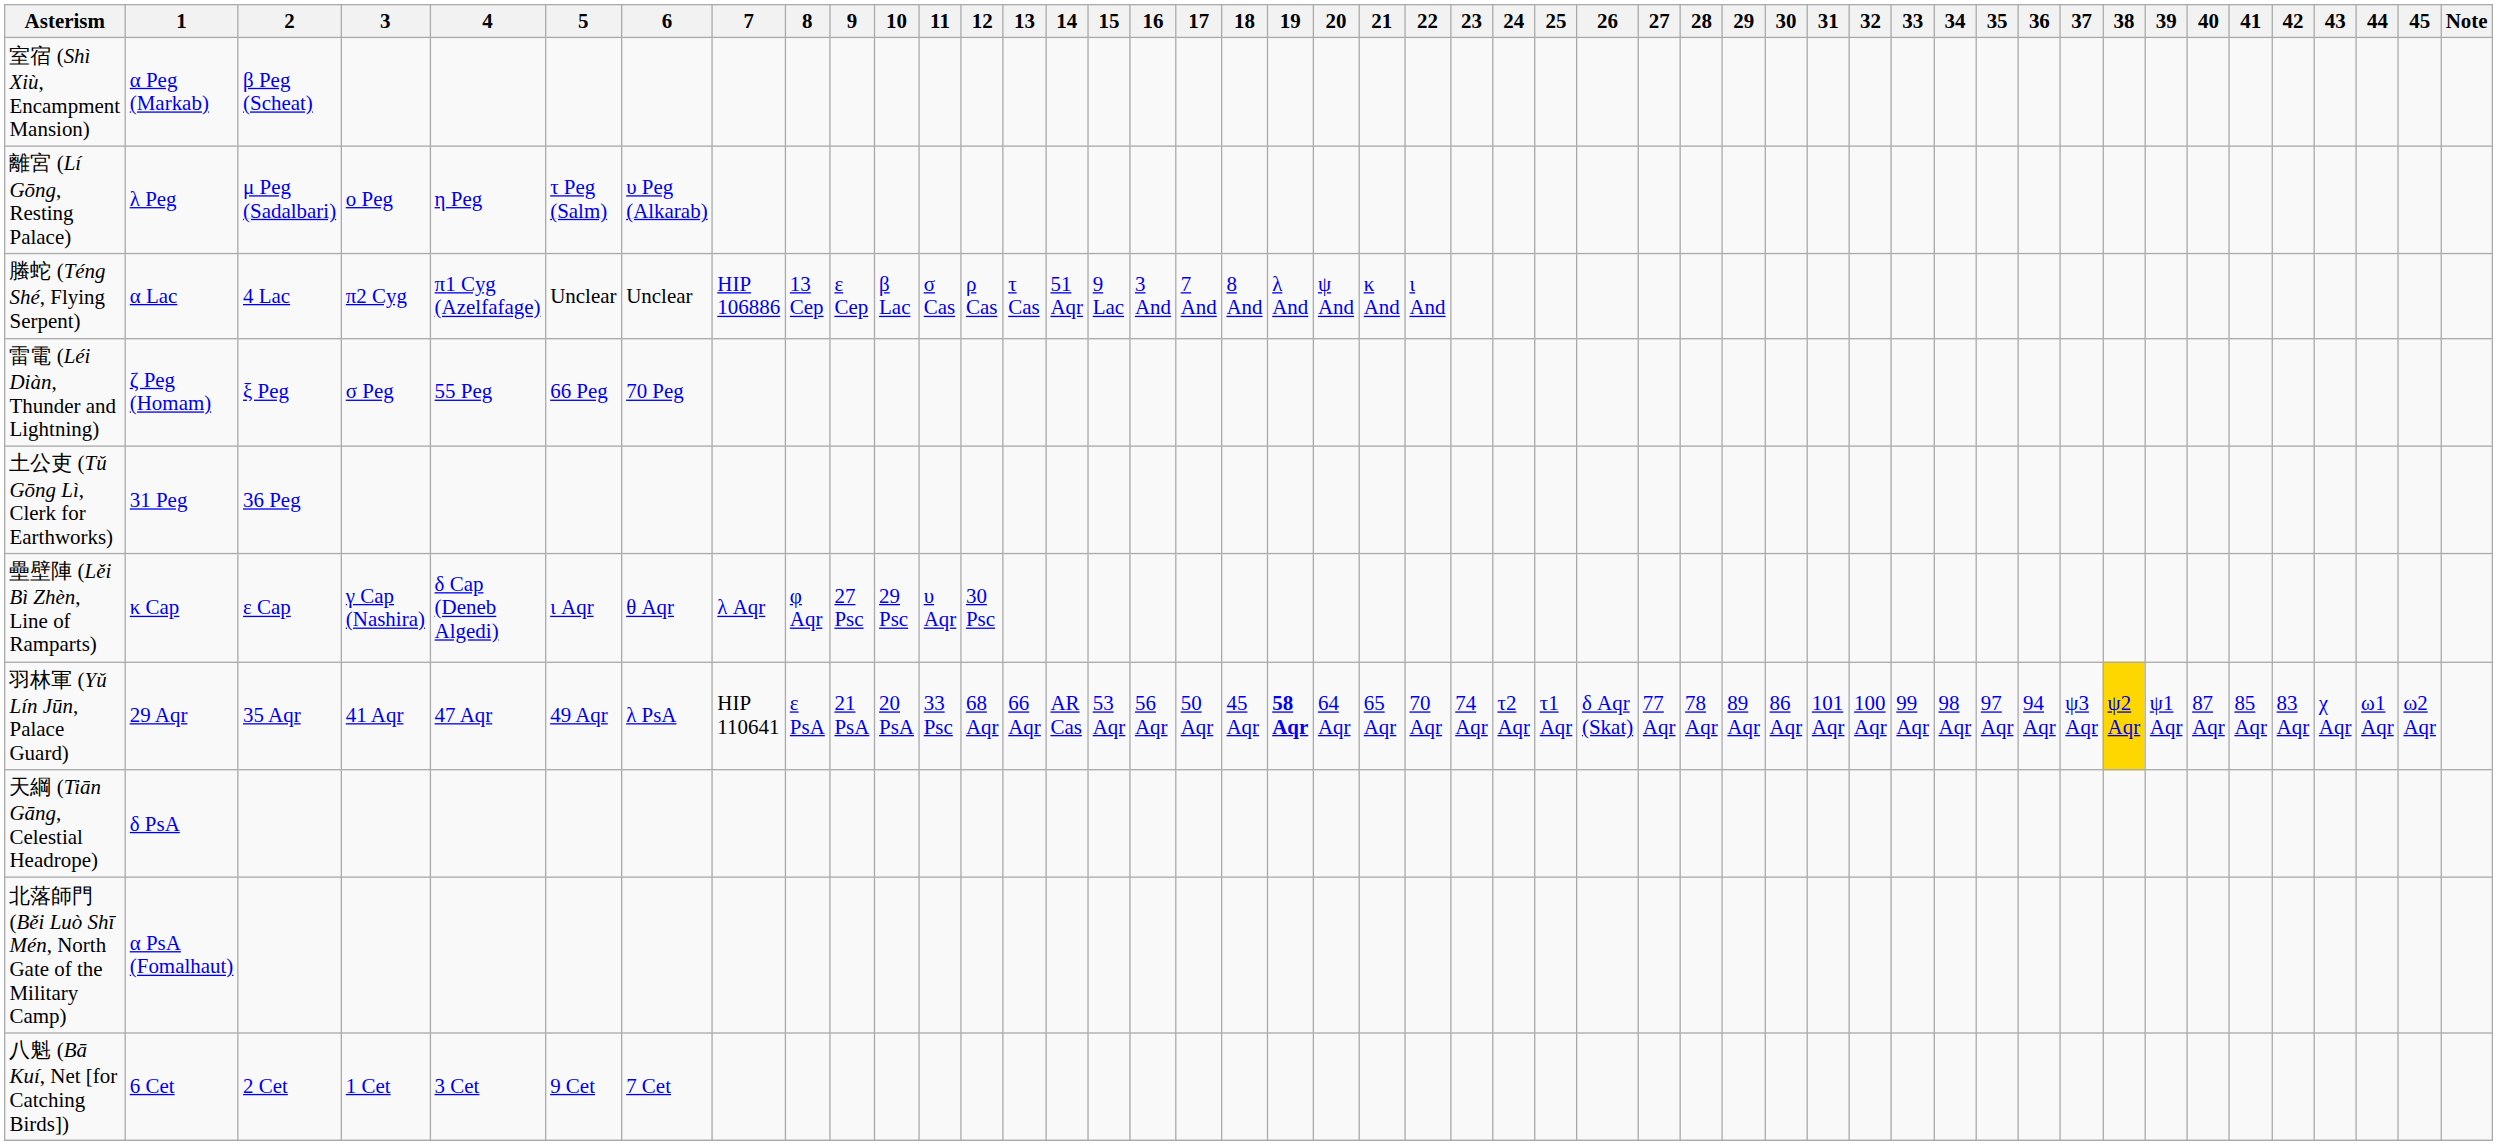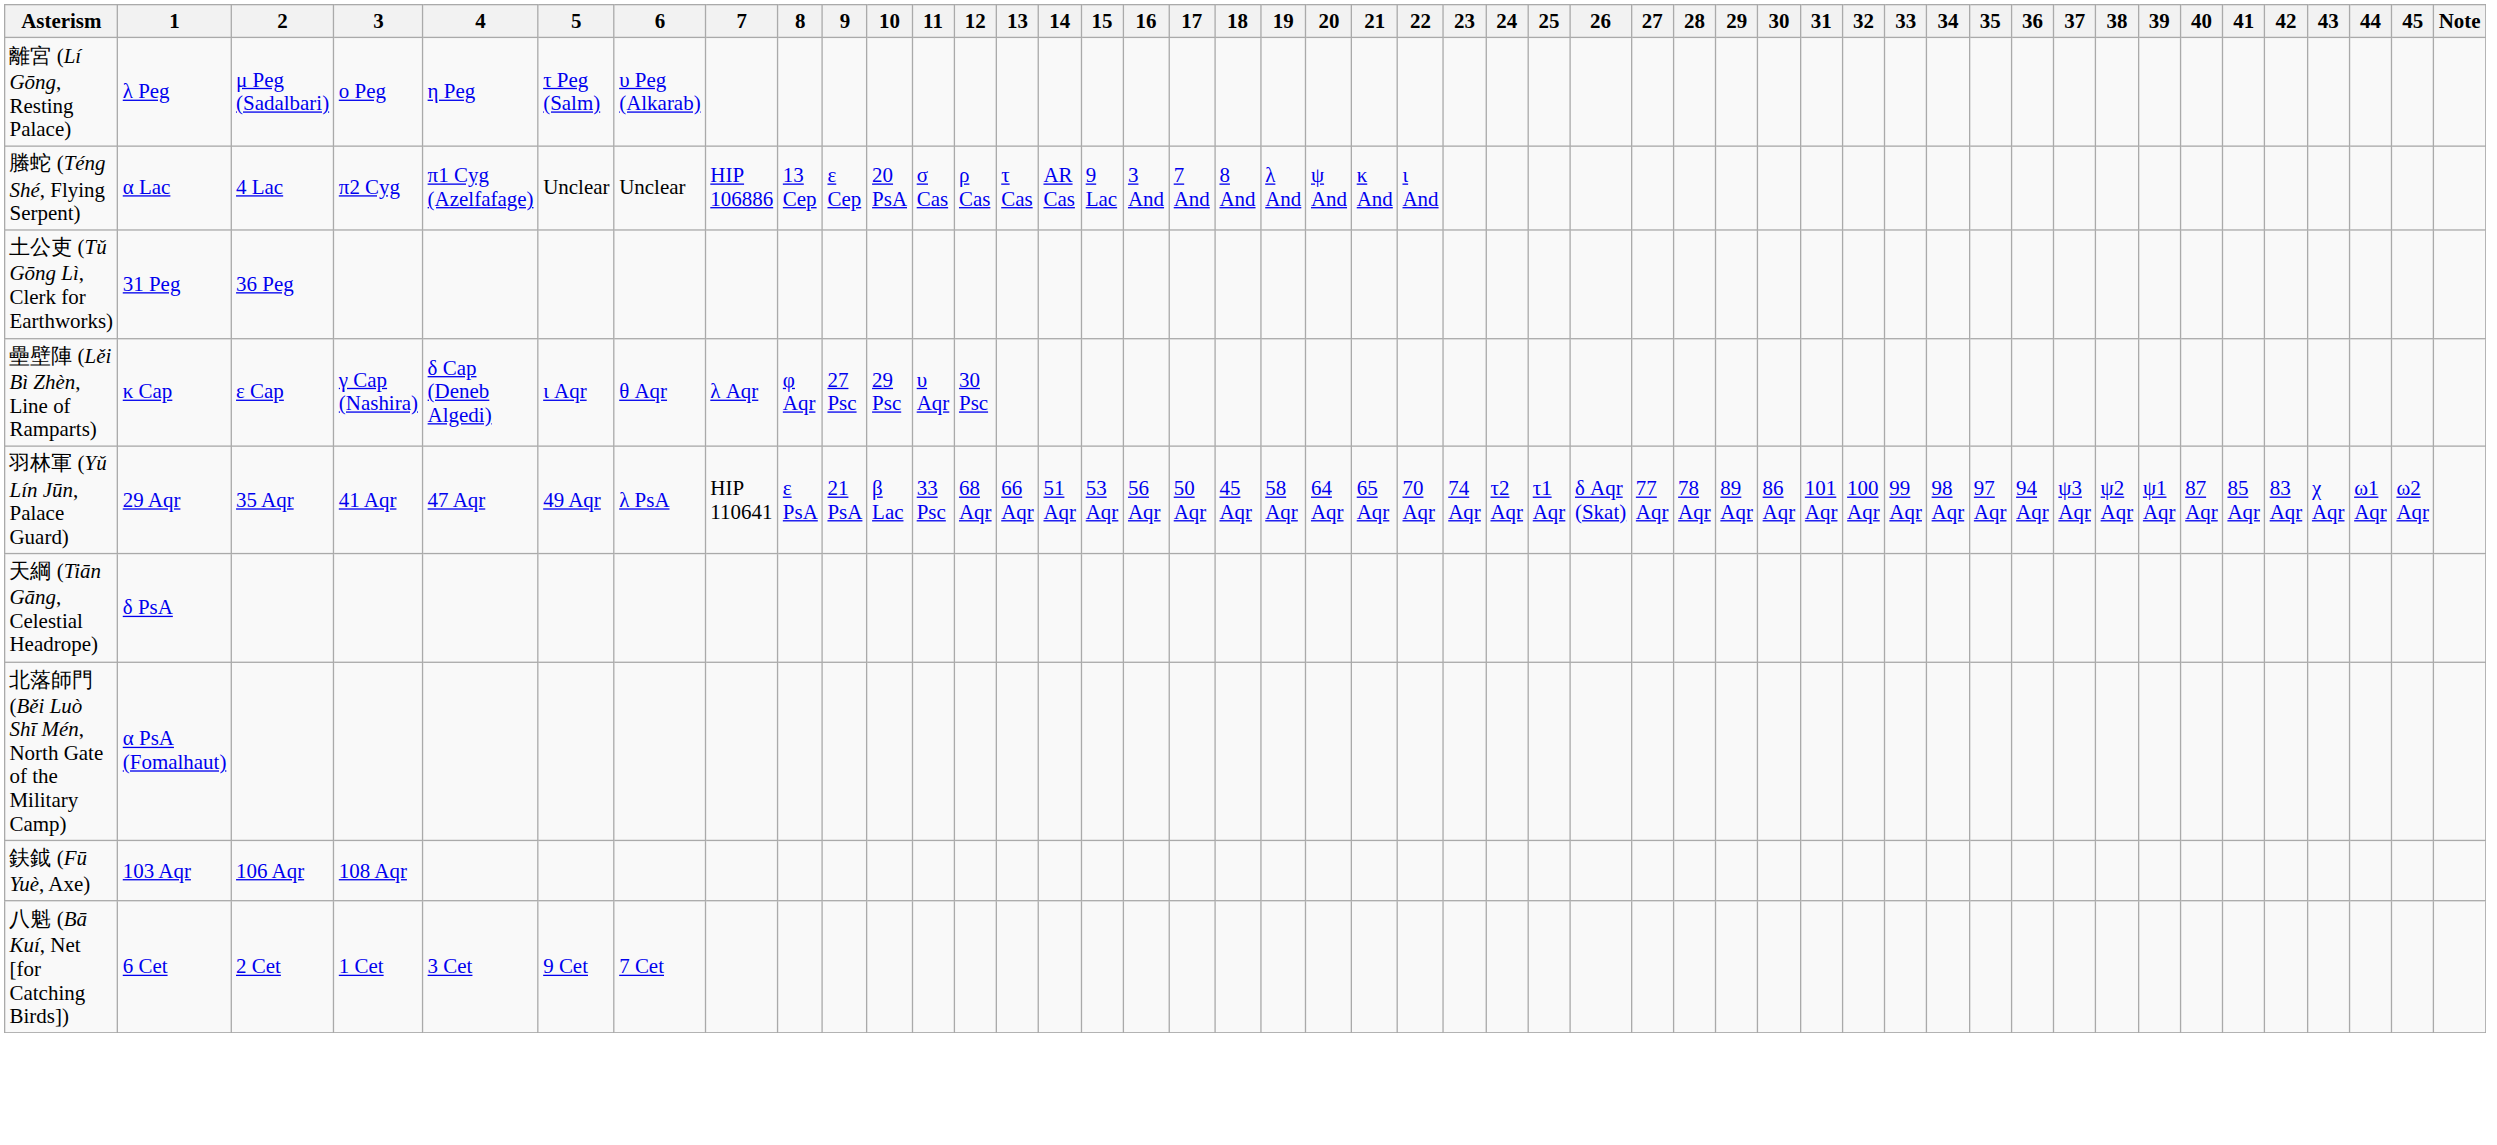- row: (65, 92)
(895, 295) β Lac -> (890, 187) 20 PsA
(1067, 295) 51 Aqr -> (1059, 187) AR Cas
- row: (63, 392)
(897, 715) 20 PsA -> (888, 499) β Lac
(1066, 715) AR Cas -> (1060, 499) 51 Aqr
(1290, 715) bold -> (1282, 499) normal
(2124, 715) gold background -> (2117, 499) no background
+ row: (50, 871)
